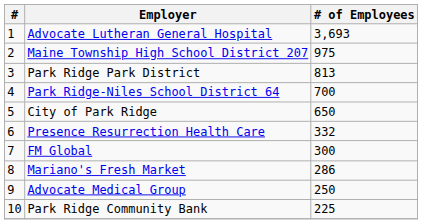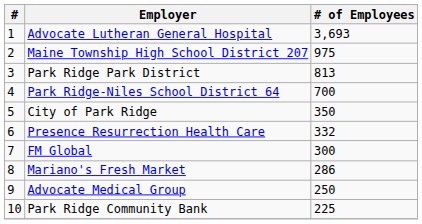(325, 112) 650 -> (325, 112) 350
